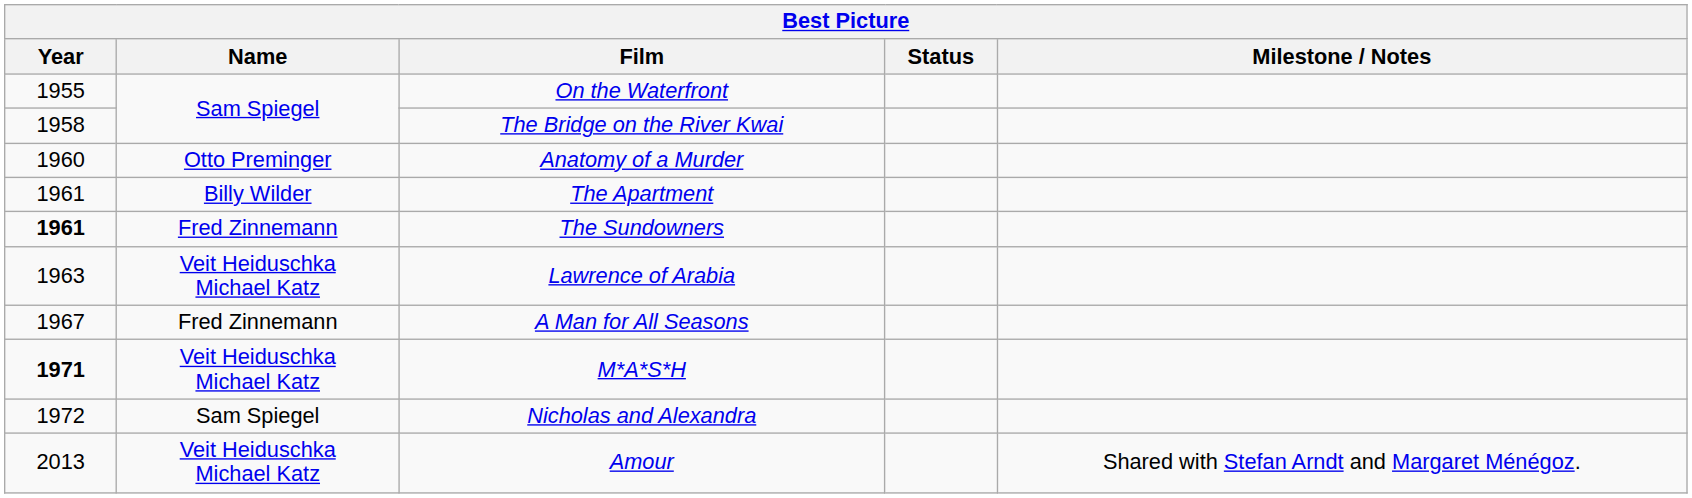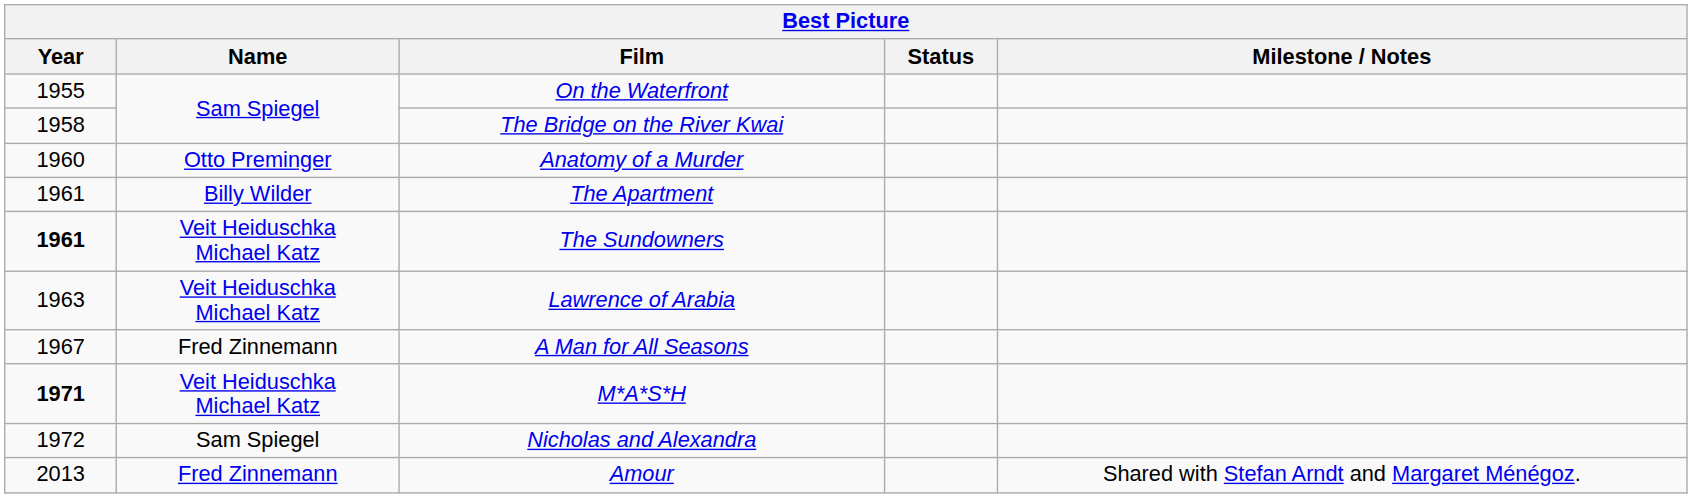(258, 228) Fred Zinnemann -> (258, 241) Veit Heiduschka Michael Katz
(258, 462) Veit Heiduschka Michael Katz -> (258, 474) Fred Zinnemann
